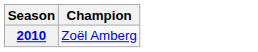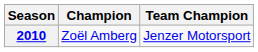+ column: (197, 15)
